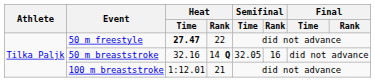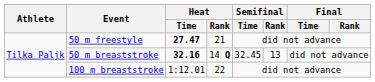(220, 40) 22 -> (220, 40) 21
(187, 55) normal -> (187, 55) bold
(248, 55) 32.05 -> (248, 55) 32.45
(275, 55) 16 -> (275, 55) 13
(220, 69) 21 -> (220, 69) 22
